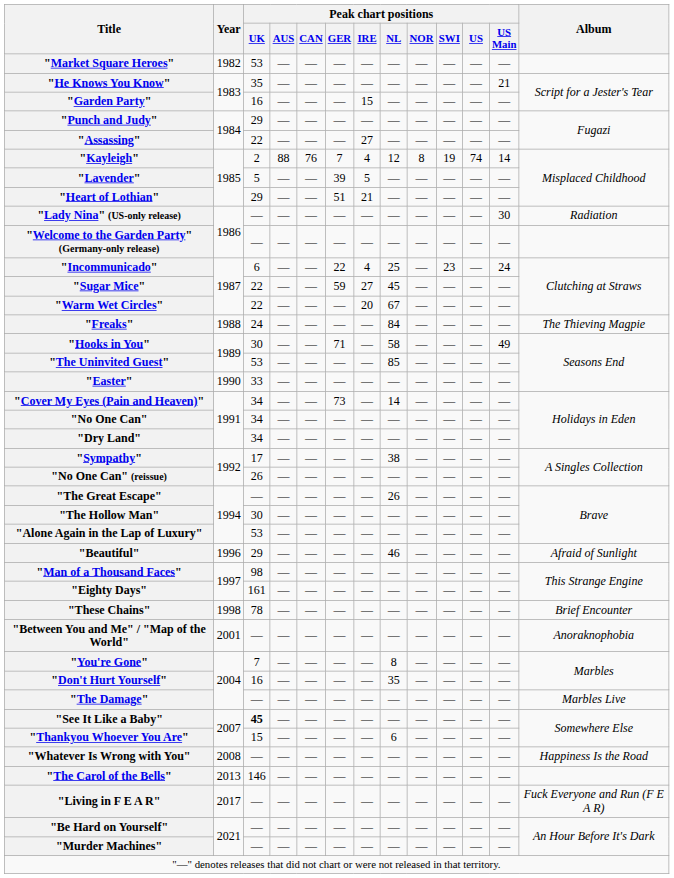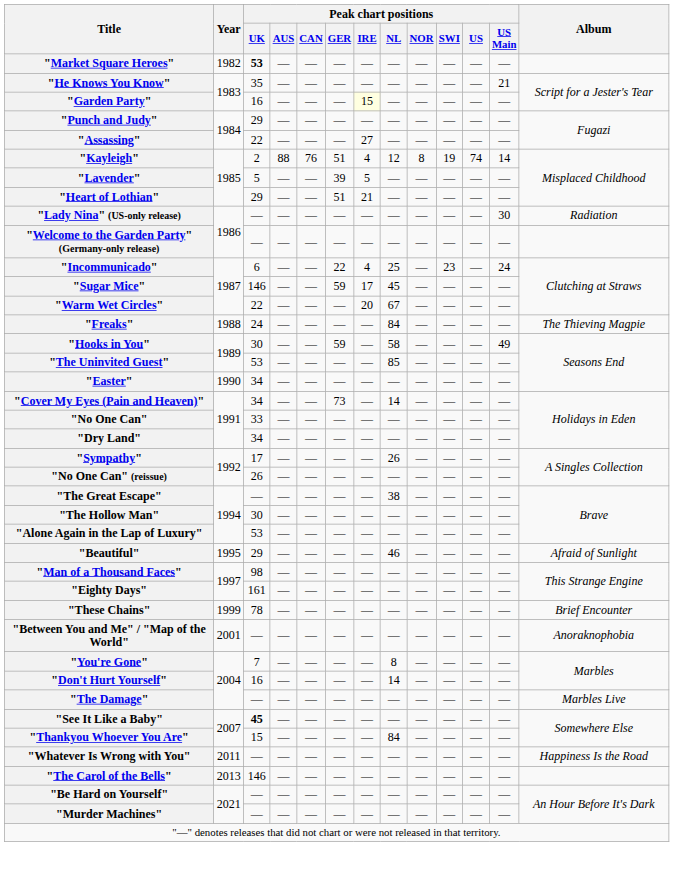(257, 63) normal -> (257, 63) bold
(367, 101) no background -> (367, 101) lightyellow background
(339, 158) 7 -> (339, 158) 51
(257, 286) 22 -> (257, 286) 146
(367, 286) 27 -> (367, 286) 17
(339, 343) 71 -> (339, 343) 59
(257, 381) 33 -> (257, 381) 34
(257, 419) 34 -> (257, 419) 33
(394, 457) 38 -> (394, 457) 26
(394, 495) 26 -> (394, 495) 38
(229, 552) 1996 -> (229, 552) 1995
(229, 609) 1998 -> (229, 609) 1999
(394, 680) 35 -> (394, 680) 14
(394, 737) 6 -> (394, 737) 84
(229, 756) 2008 -> (229, 756) 2011
- row: (109, 801)
